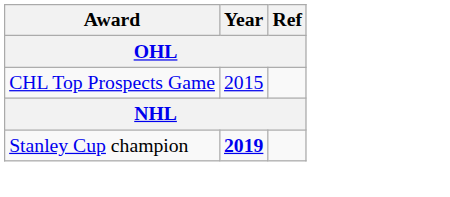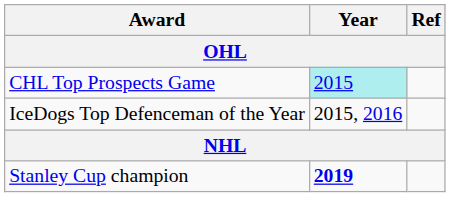(244, 82) no background -> (333, 82) paleturquoise background
+ row: (157, 113)
